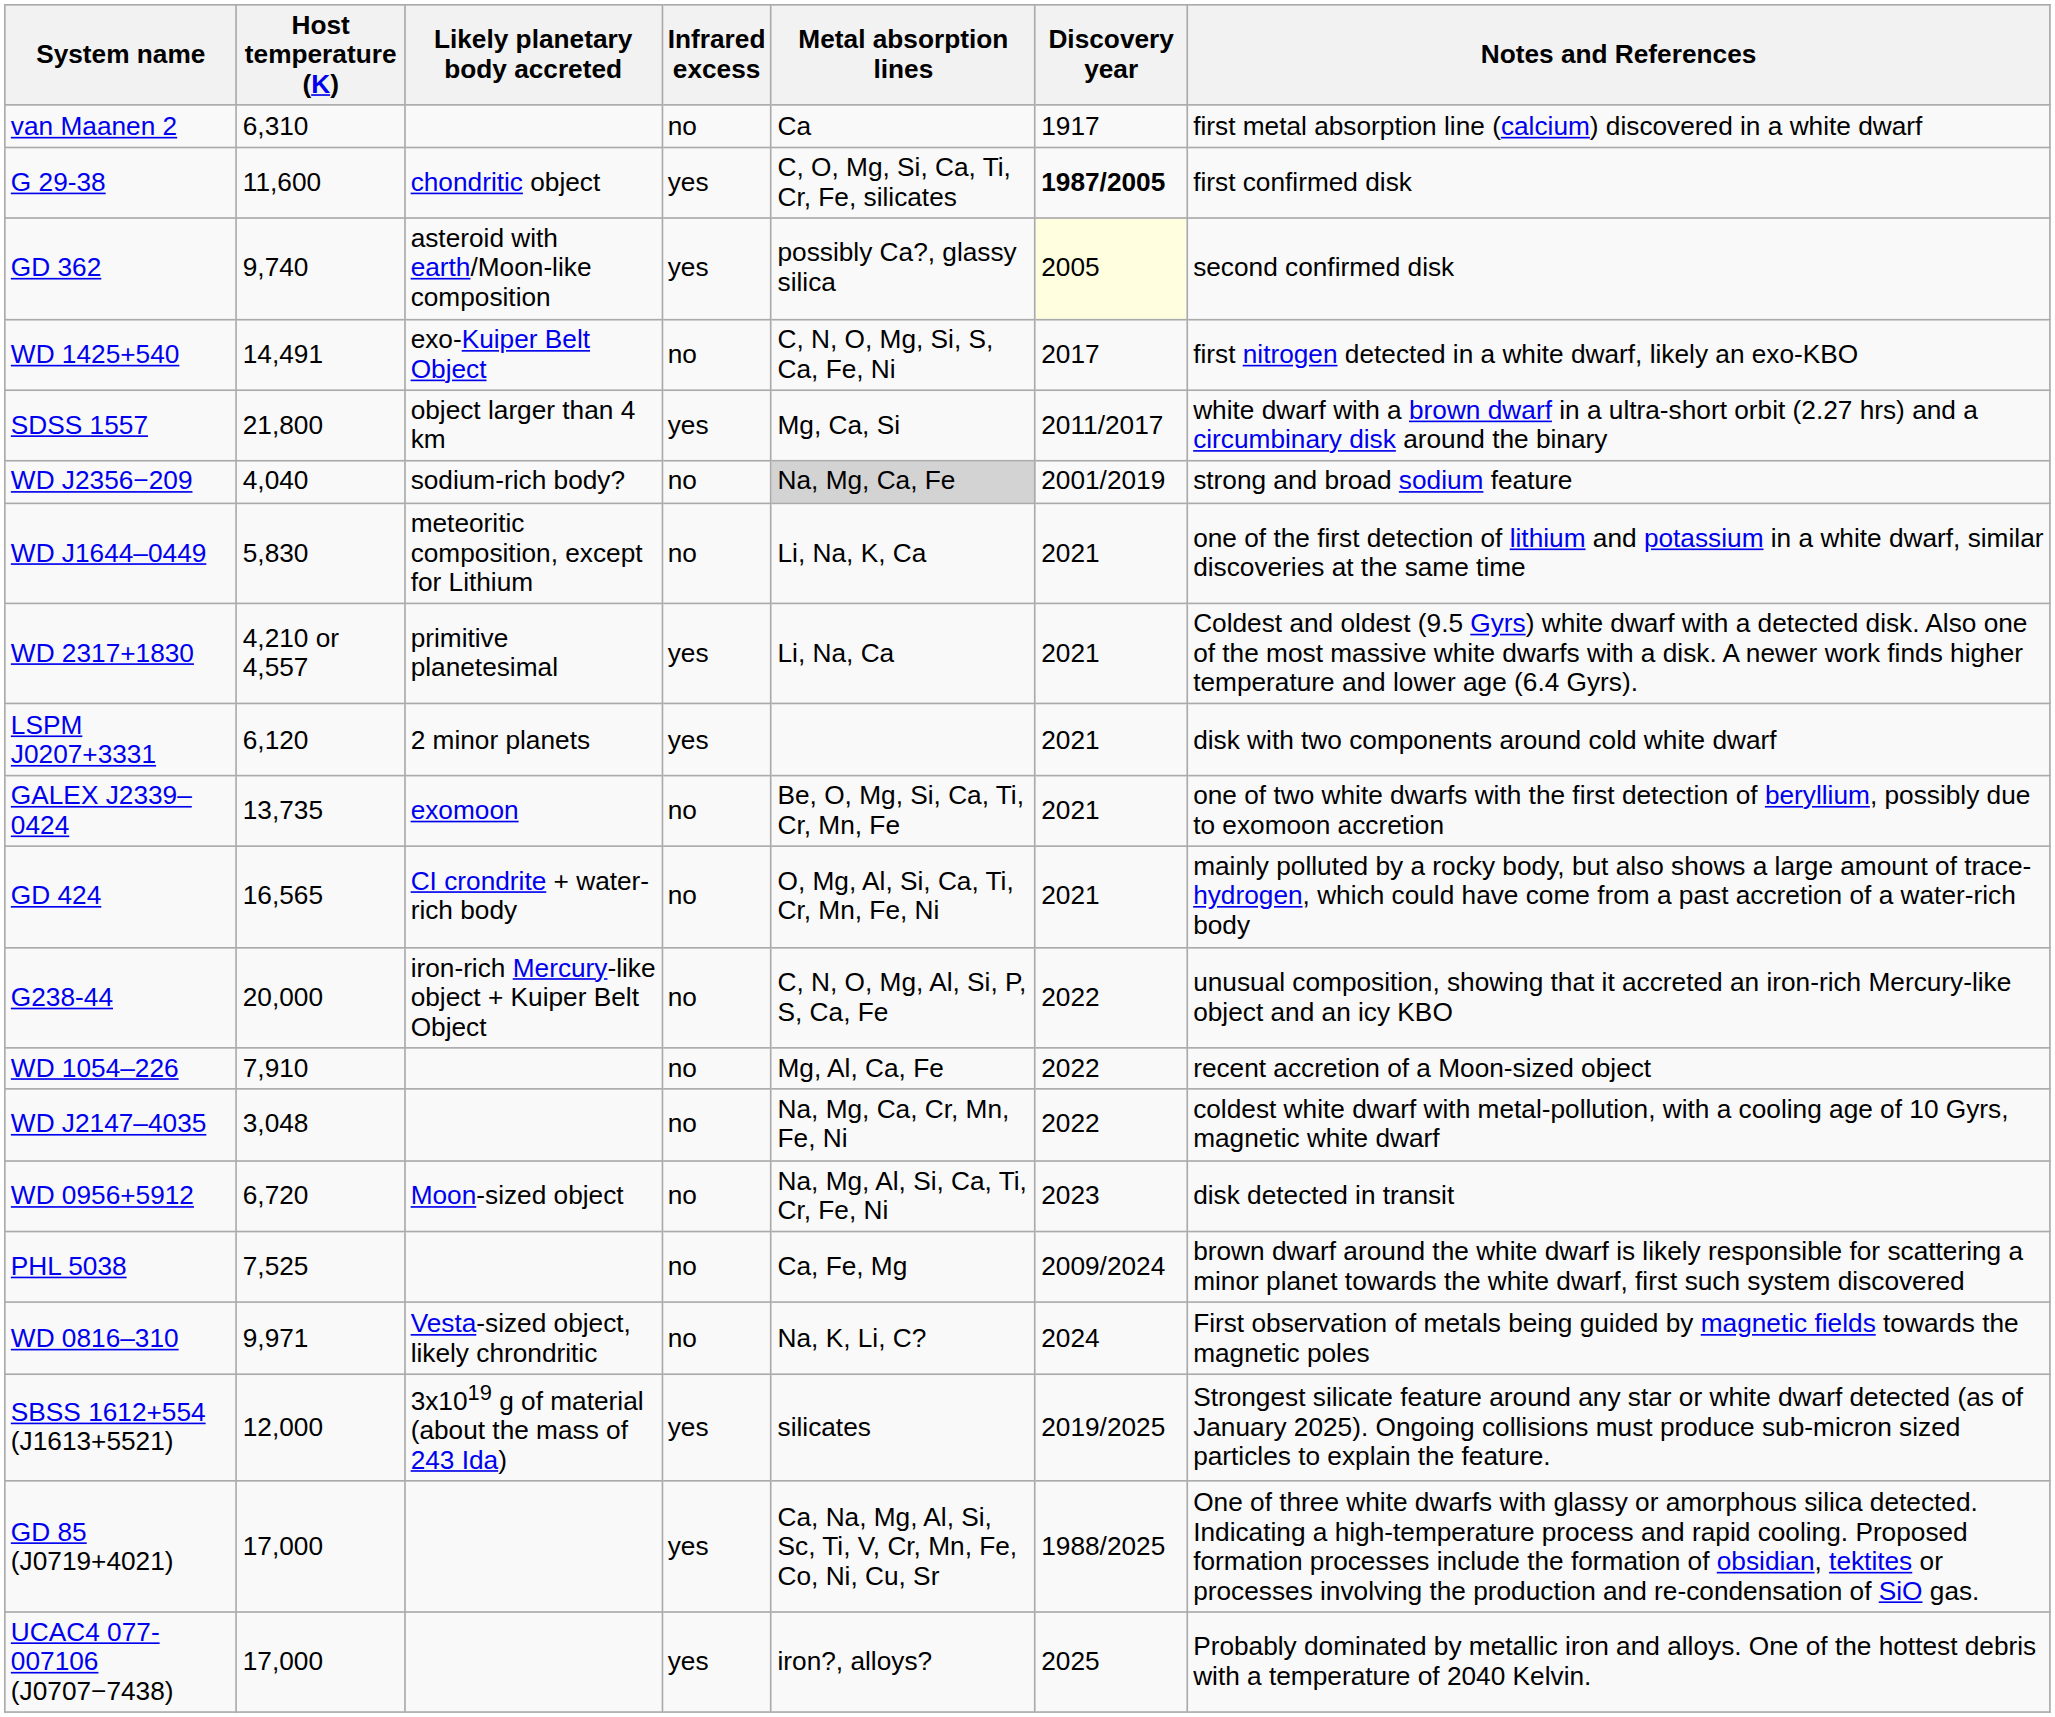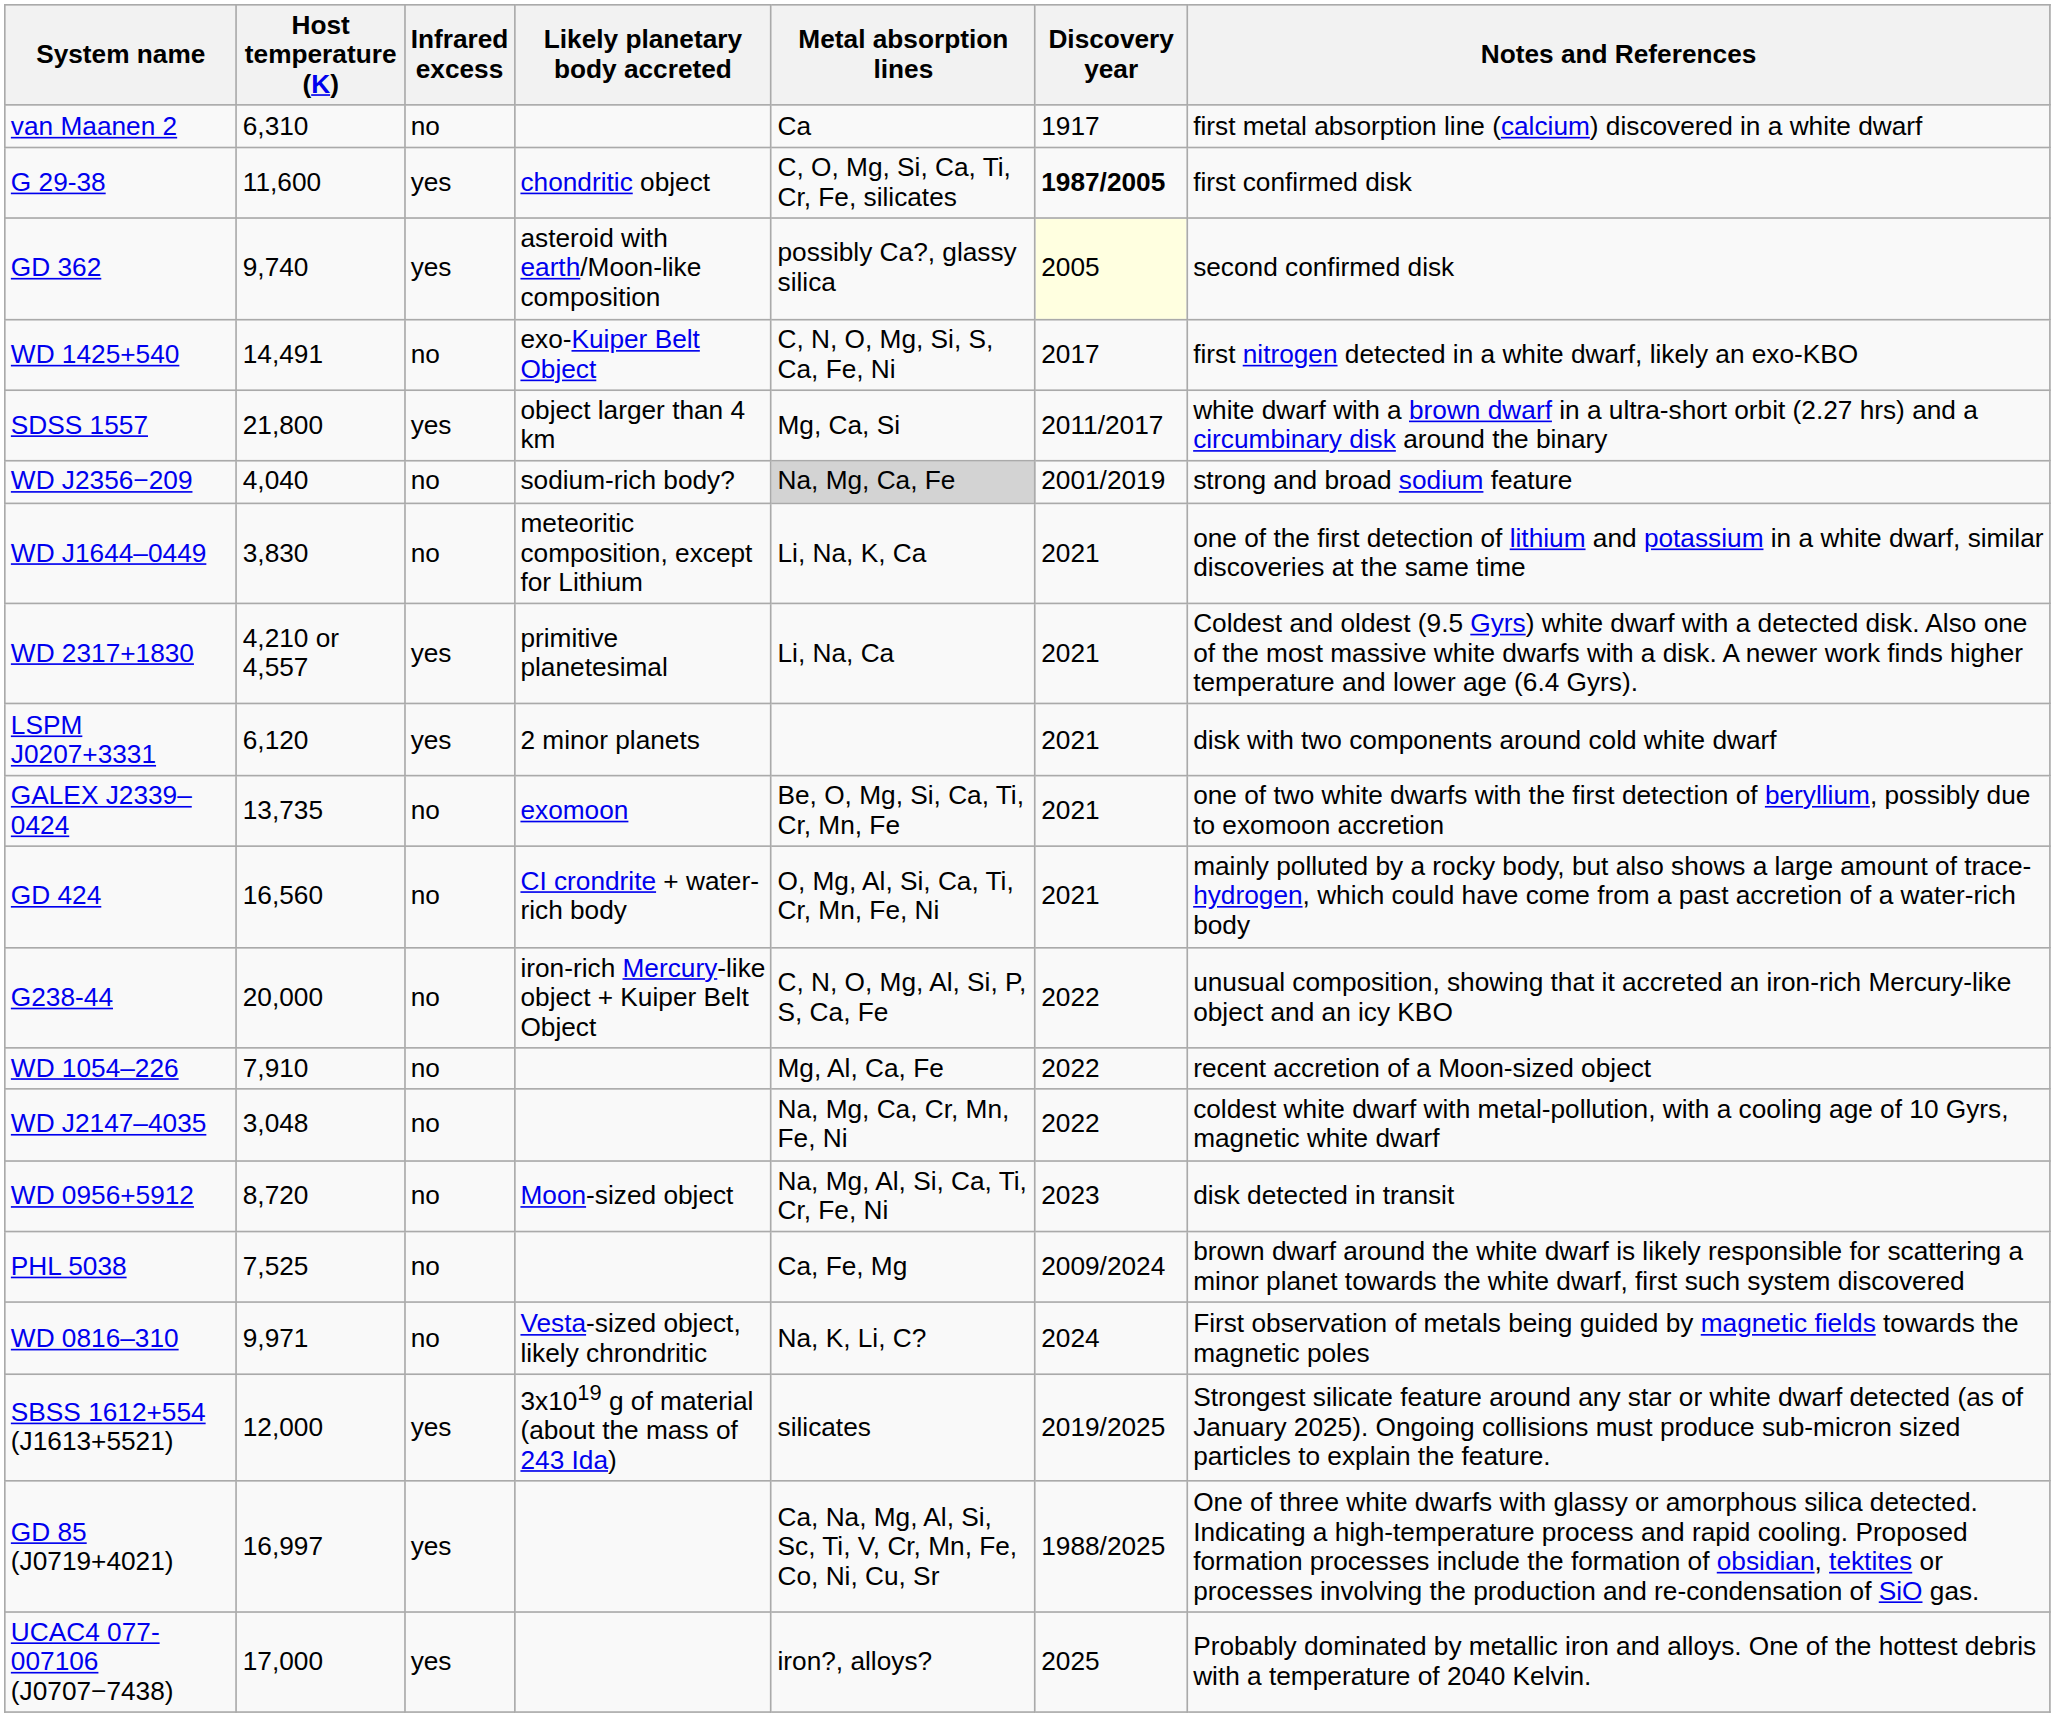columns swapped: (533, 54) <-> (717, 54)
(276, 552) 5,830 -> (276, 552) 3,830
(283, 896) 16,565 -> (283, 896) 16,560
(276, 1195) 6,720 -> (276, 1195) 8,720
(283, 1546) 17,000 -> (283, 1546) 16,997
